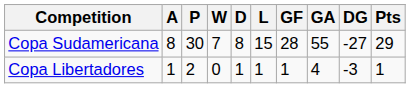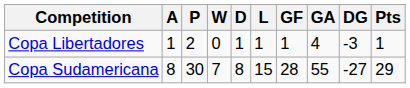rows swapped: (76, 69) <-> (83, 43)
